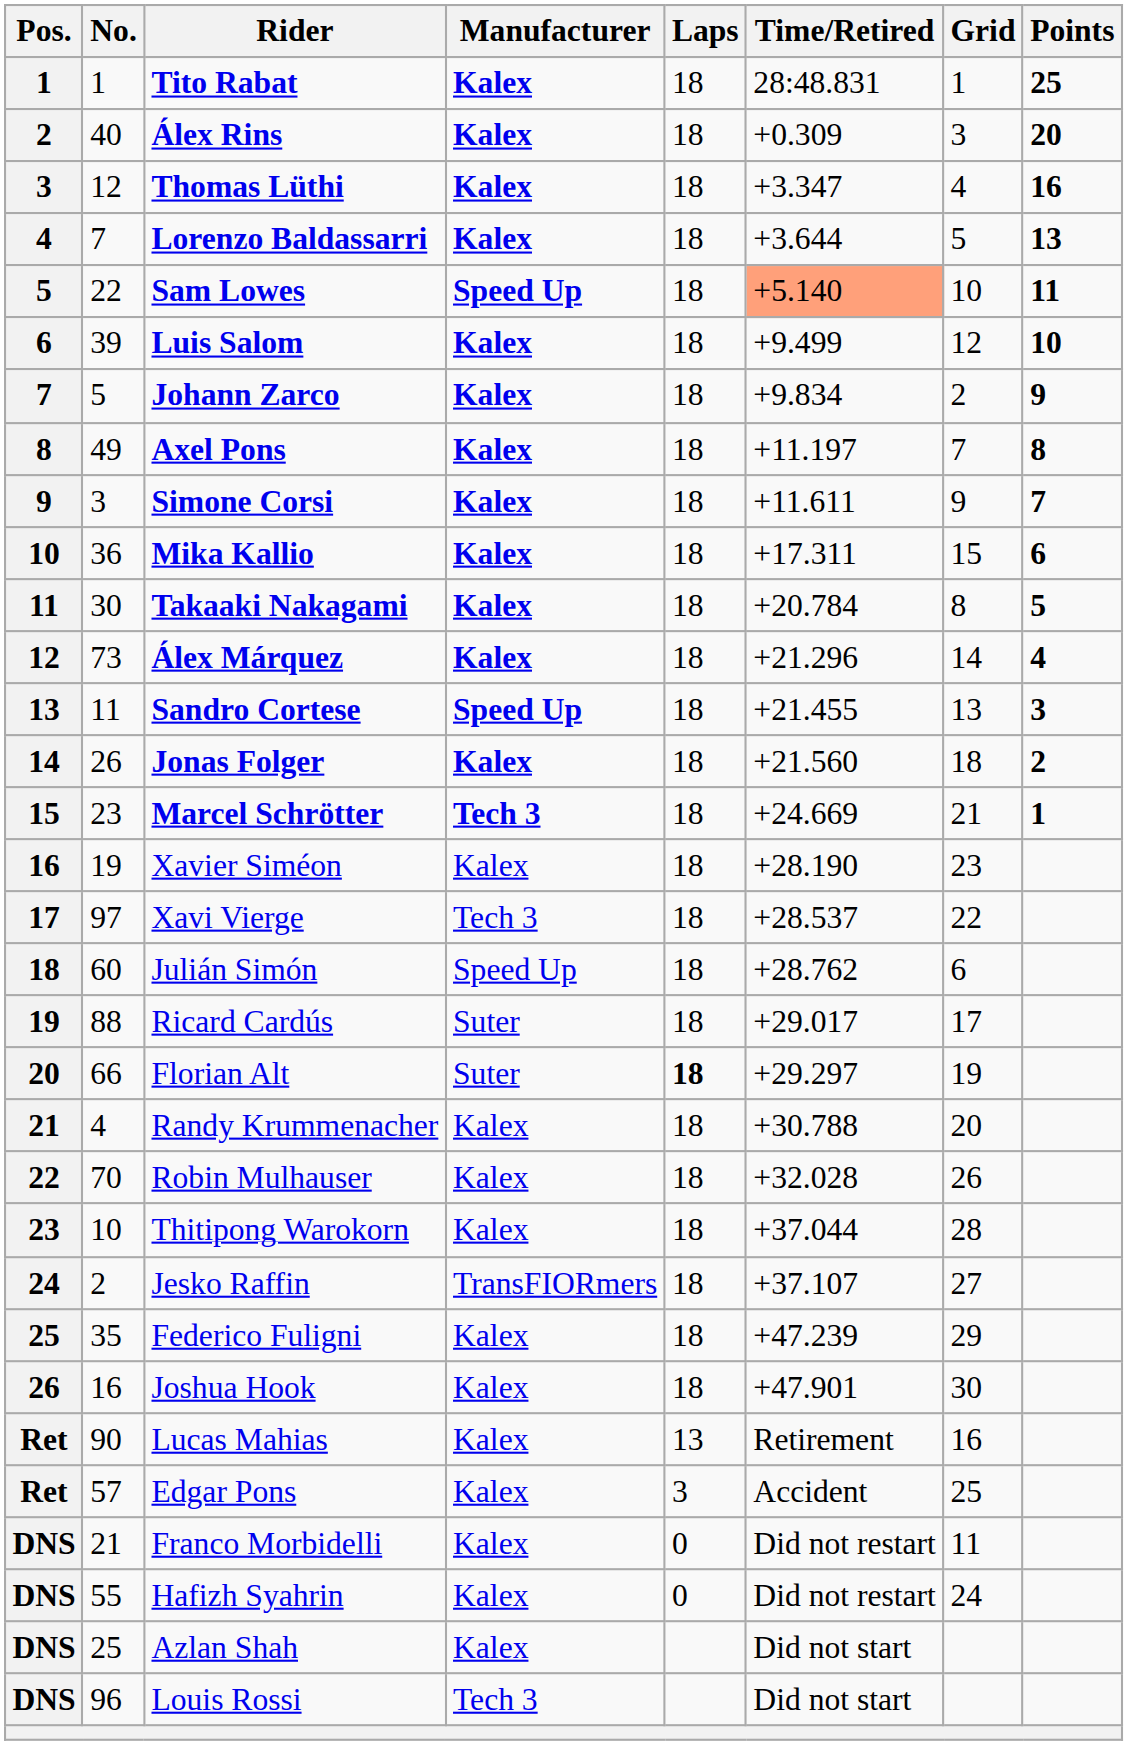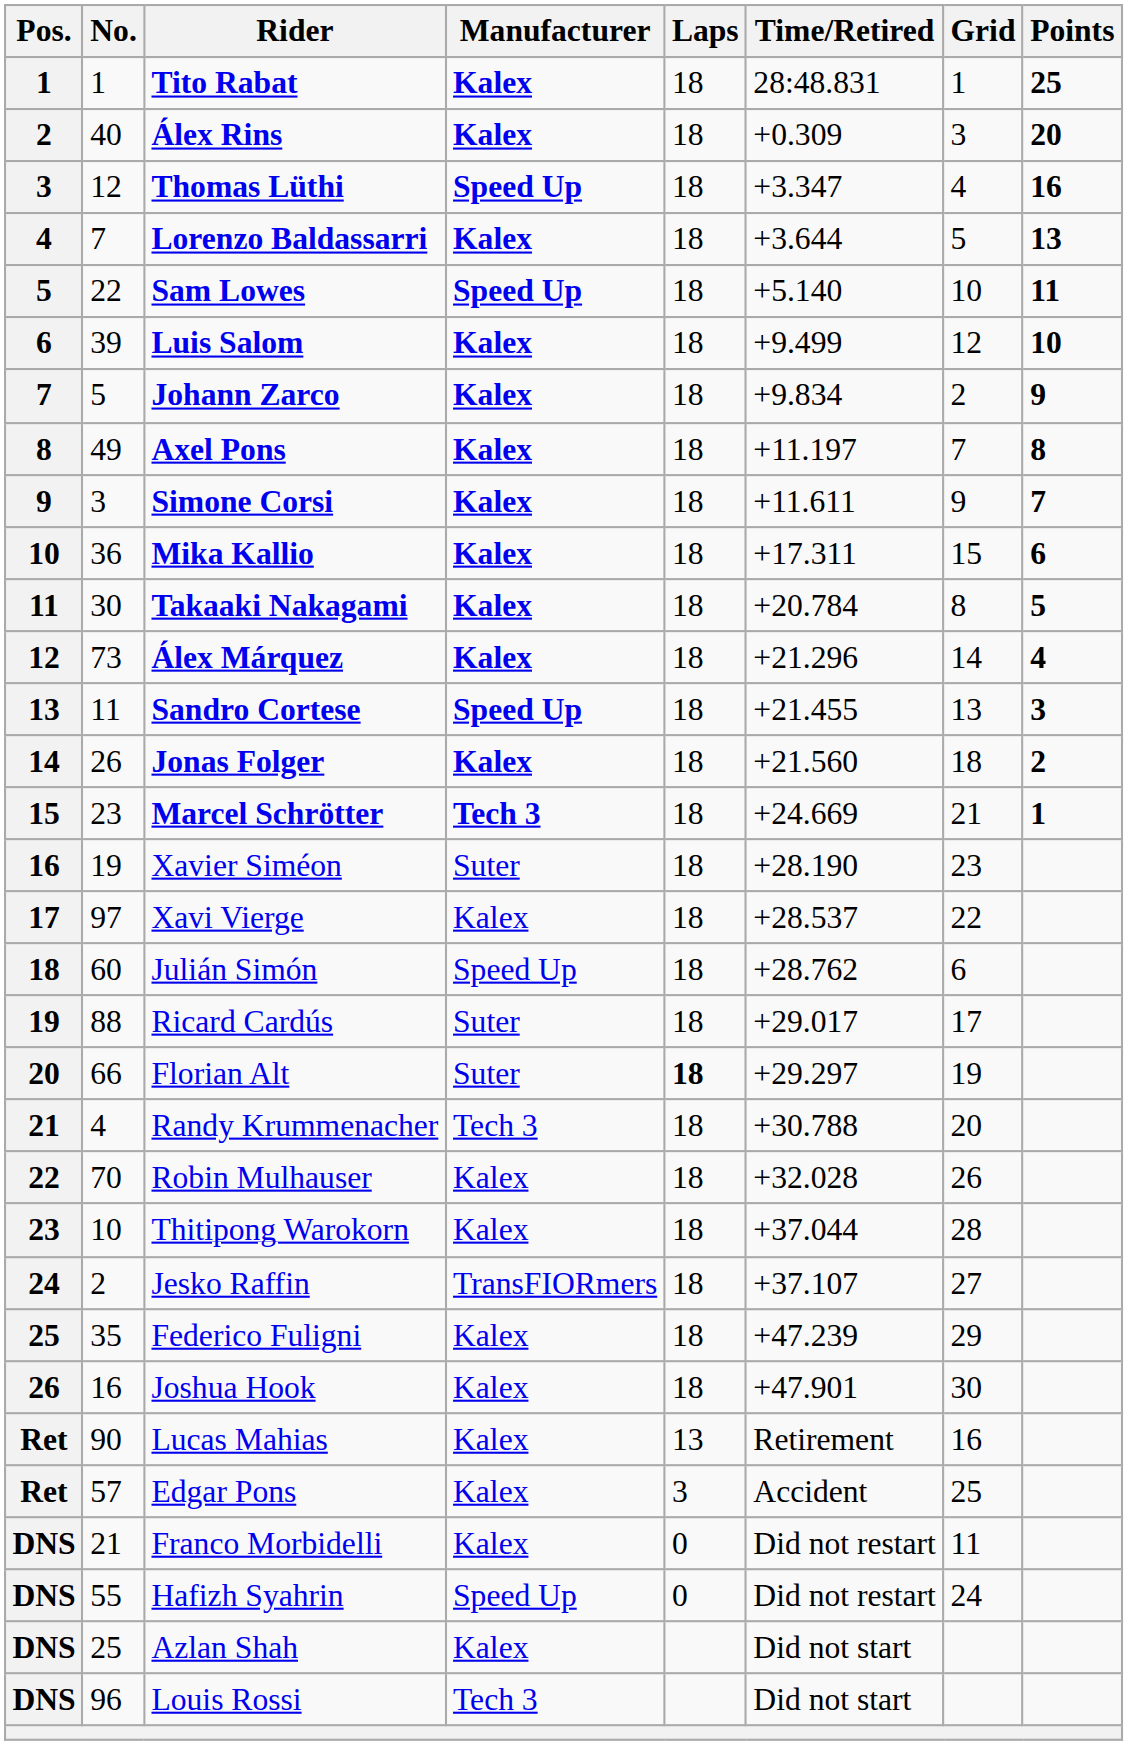(493, 187) Kalex -> (518, 187) Speed Up
(798, 291) lightsalmon background -> (798, 291) no background
(491, 864) Kalex -> (486, 864) Suter
(495, 916) Tech 3 -> (491, 916) Kalex
(491, 1125) Kalex -> (495, 1125) Tech 3
(491, 1594) Kalex -> (515, 1594) Speed Up
